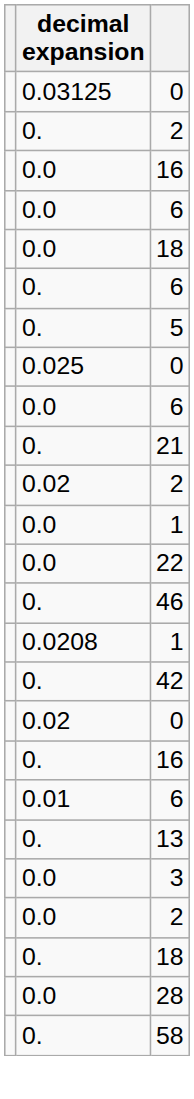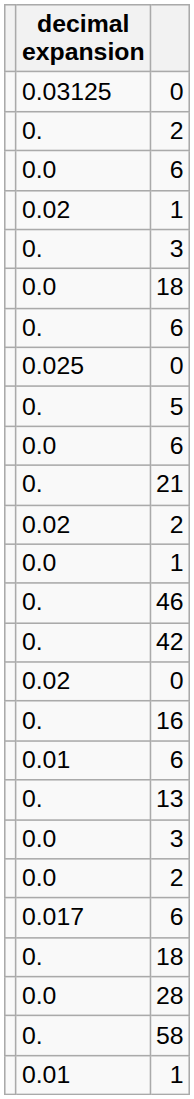- row: (39, 170)
+ row: (46, 209)
+ row: (32, 248)
rows swapped: (53, 366) <-> (32, 327)
- row: (39, 563)
- row: (60, 642)
+ row: (53, 917)
+ row: (46, 1074)
